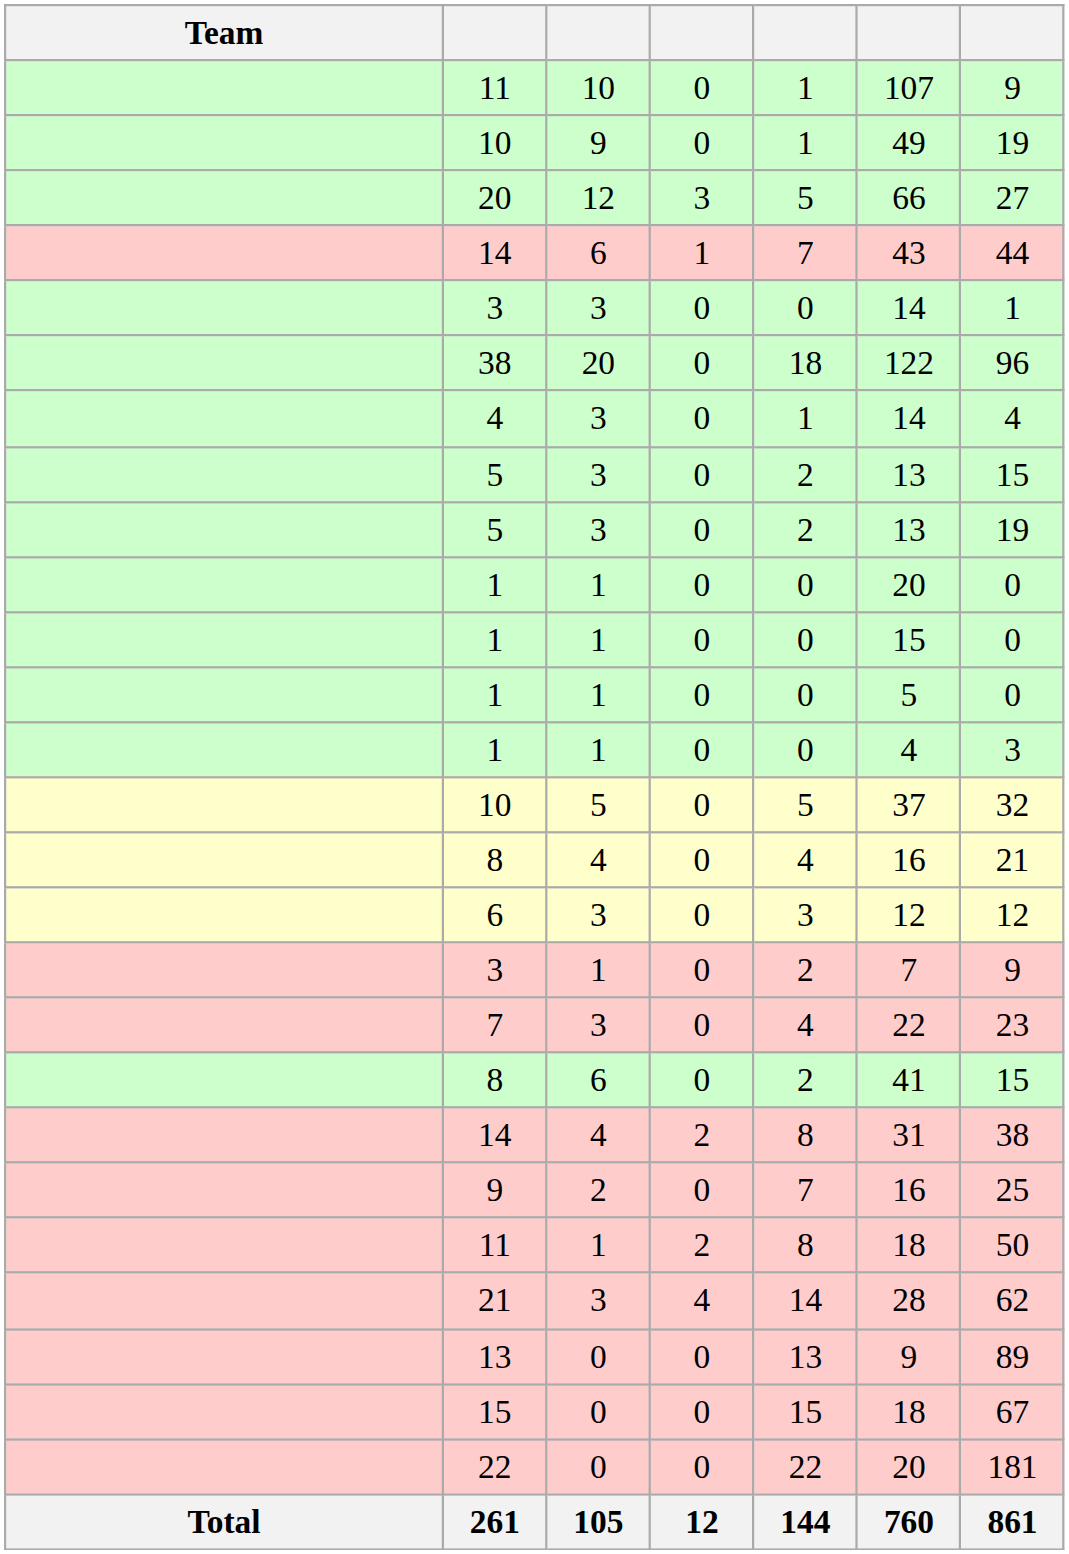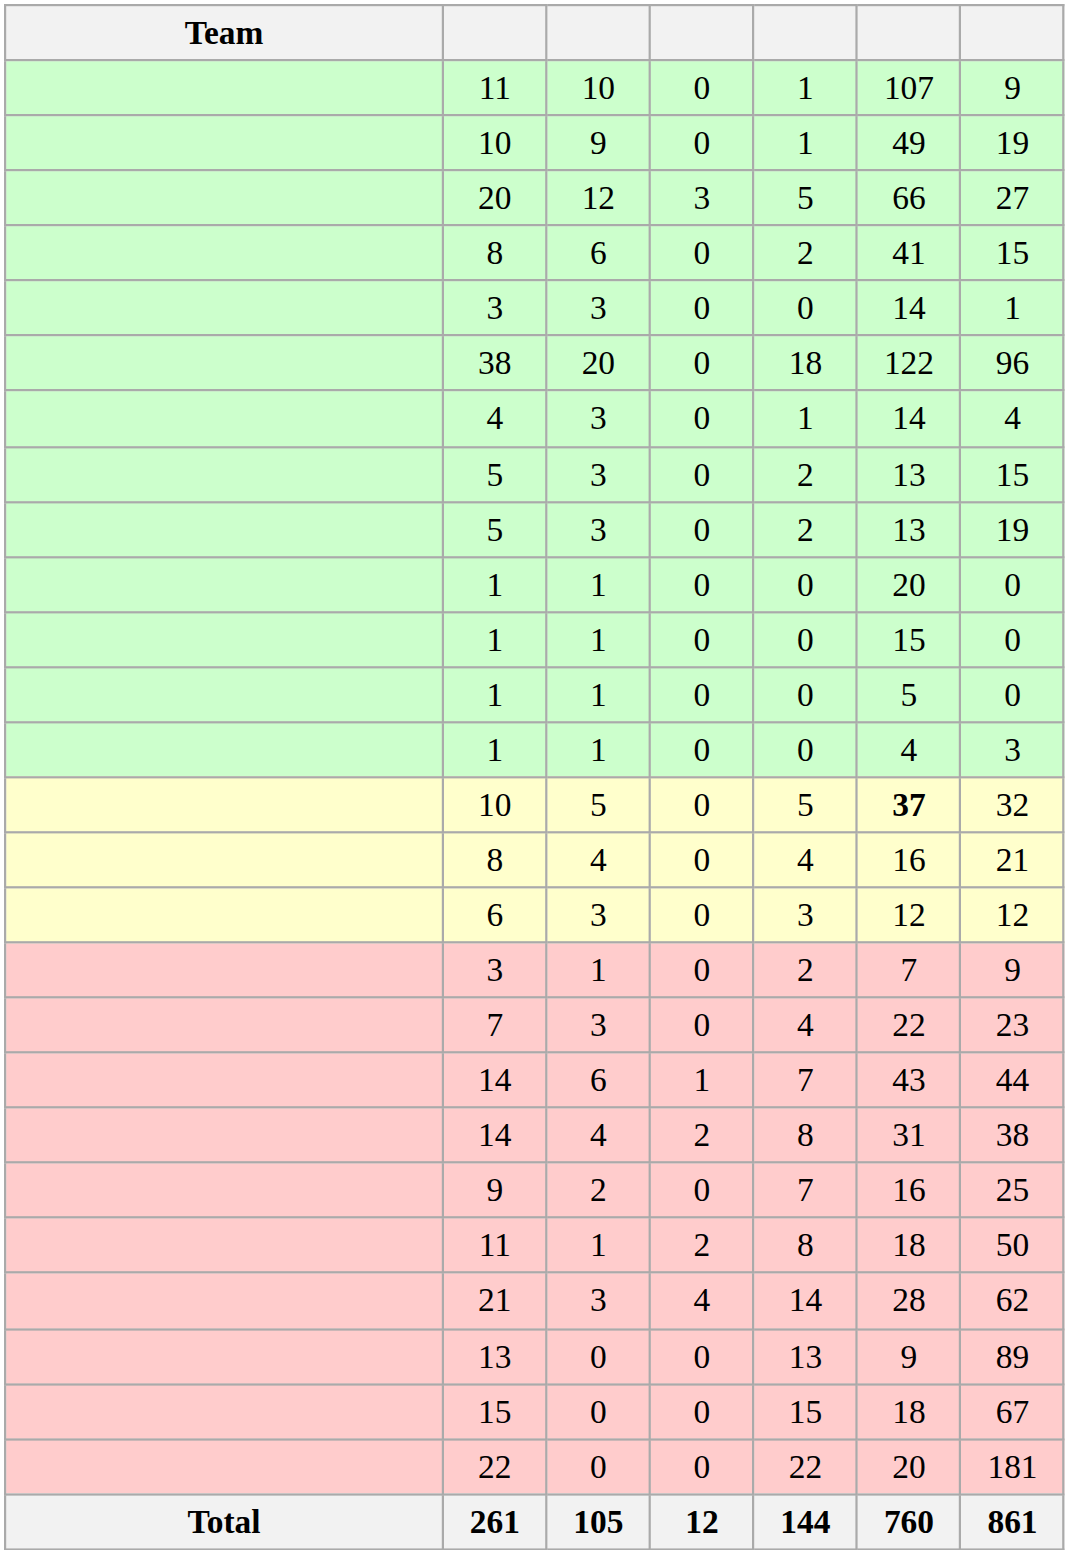rows swapped: (495, 1079) <-> (495, 252)
(909, 804) normal -> (909, 804) bold
